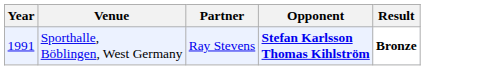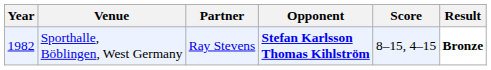+ column: (406, 15)
(21, 45) 1991 -> (21, 45) 1982
